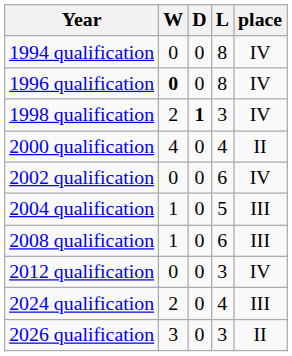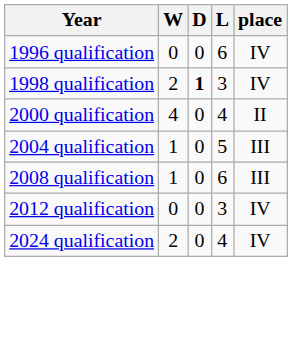- row: (82, 51)
(173, 83) bold -> (173, 51) normal
(222, 83) 8 -> (222, 51) 6
- row: (82, 177)
(260, 303) III -> (260, 240) IV
- row: (82, 334)
